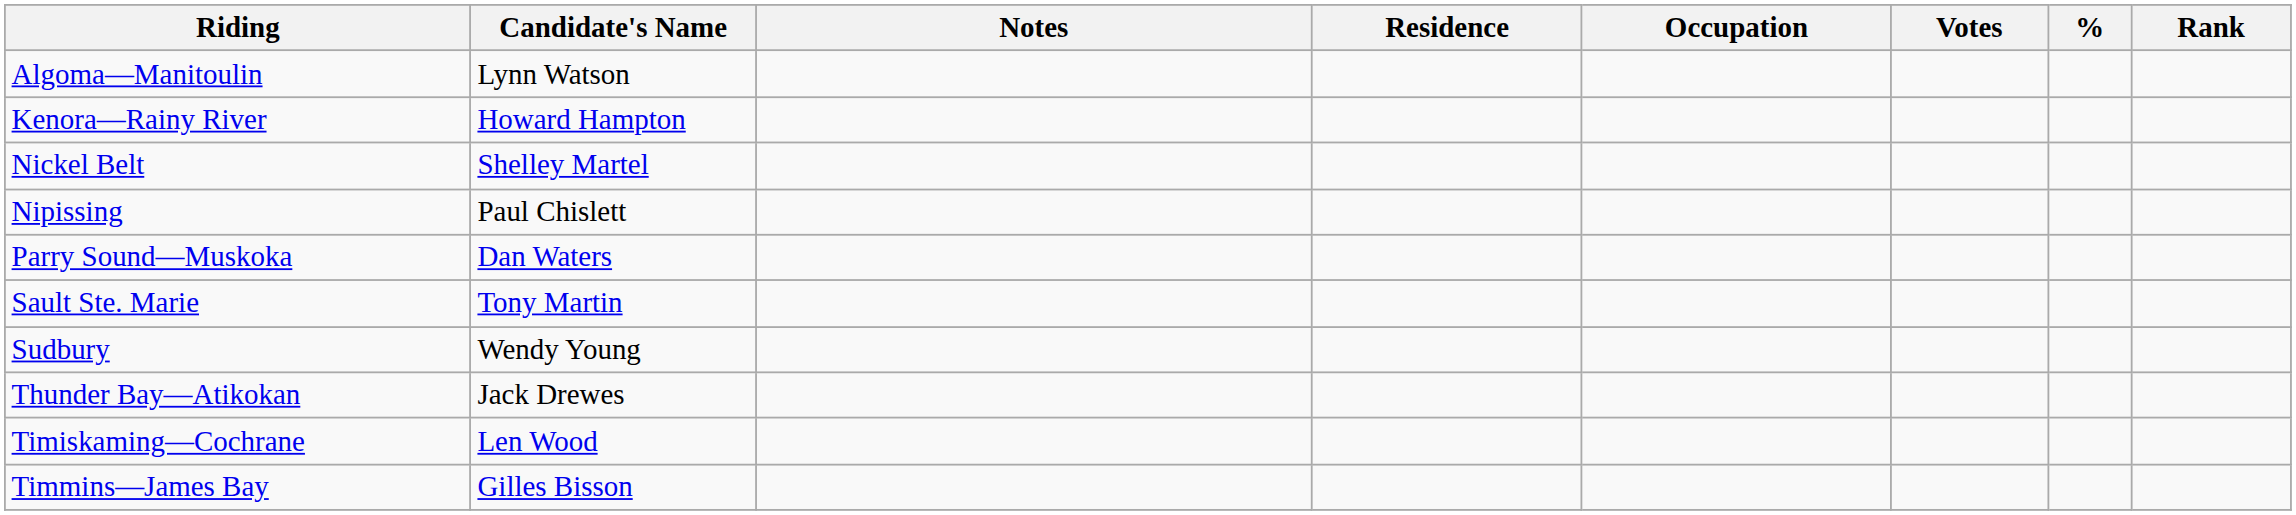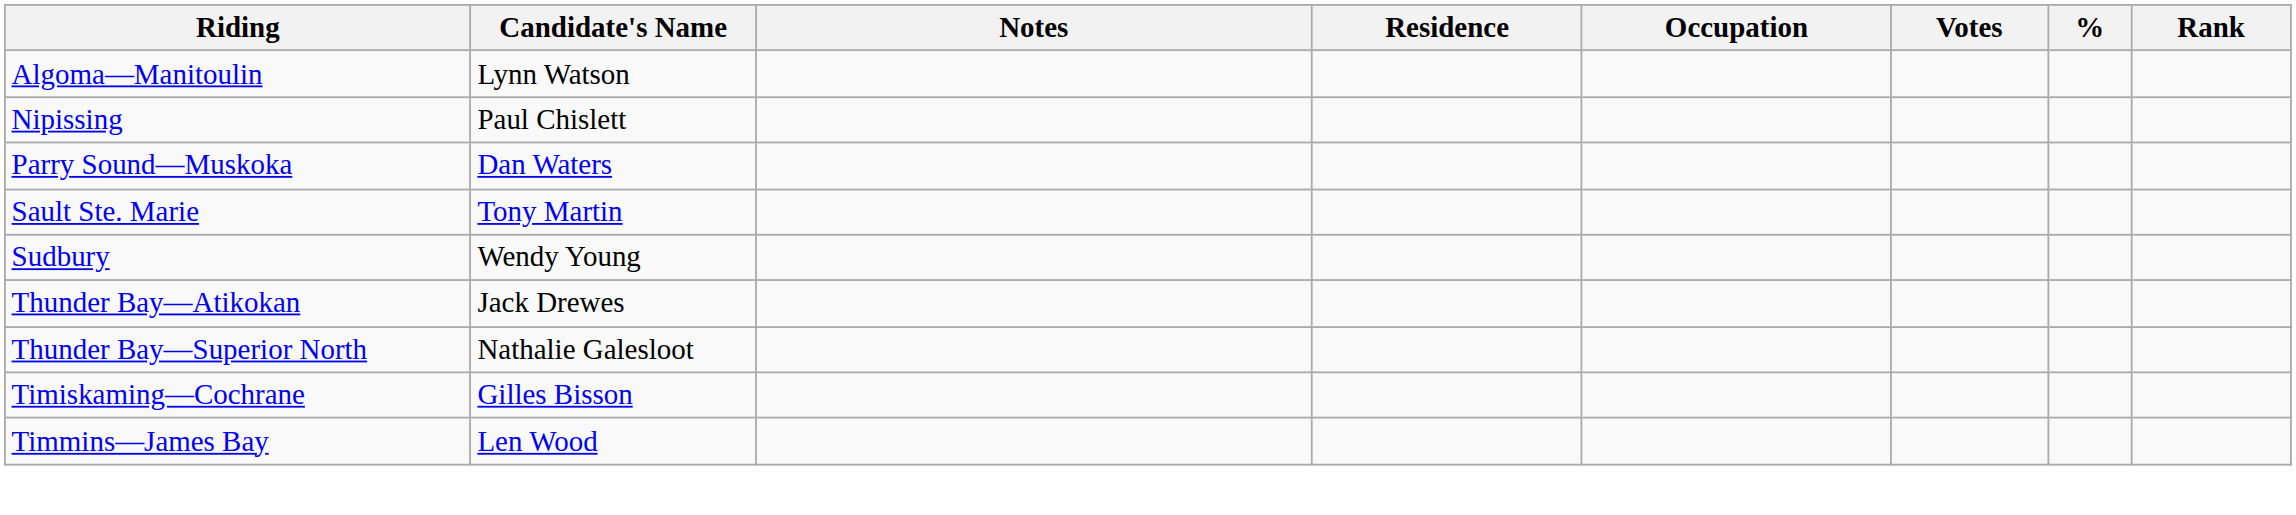- row: (139, 119)
- row: (78, 165)
+ row: (189, 348)
(538, 440) Len Wood -> (555, 394) Gilles Bisson
(555, 486) Gilles Bisson -> (538, 440) Len Wood
